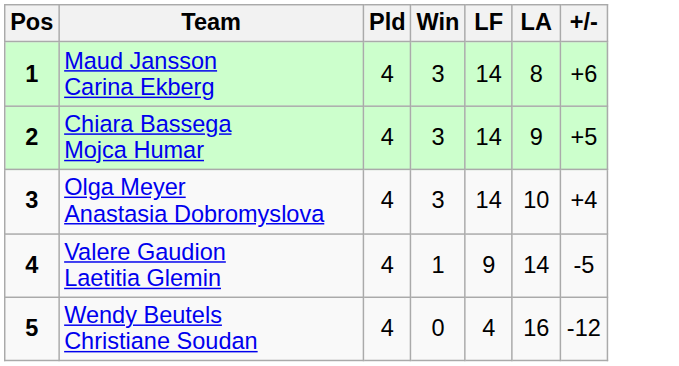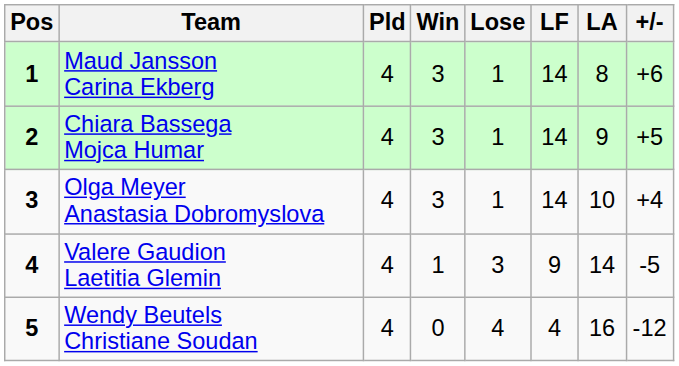+ column: (498, 23)
